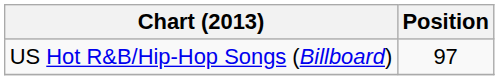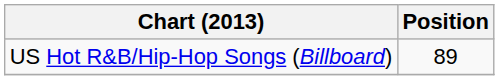(446, 56) 97 -> (446, 56) 89
